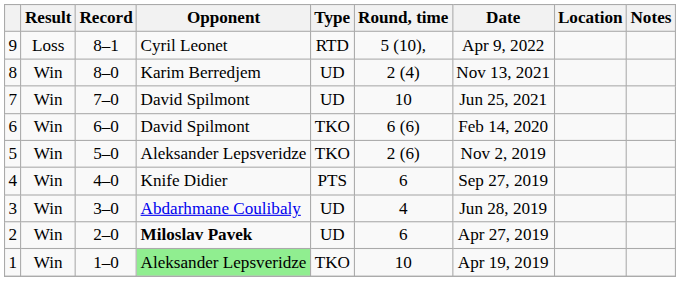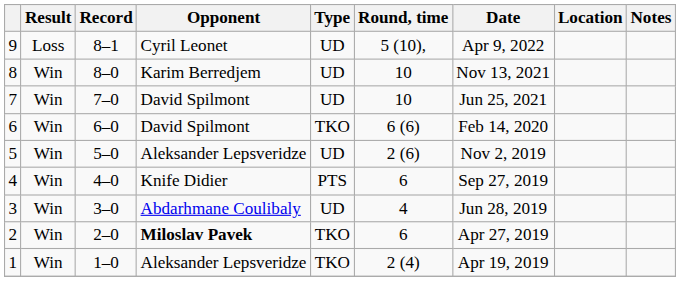(332, 45) RTD -> (332, 45) UD
(403, 72) 2 (4) -> (403, 72) 10
(332, 153) TKO -> (332, 153) UD
(332, 235) UD -> (332, 235) TKO
(224, 262) lightgreen background -> (224, 262) no background
(403, 262) 10 -> (403, 262) 2 (4)
